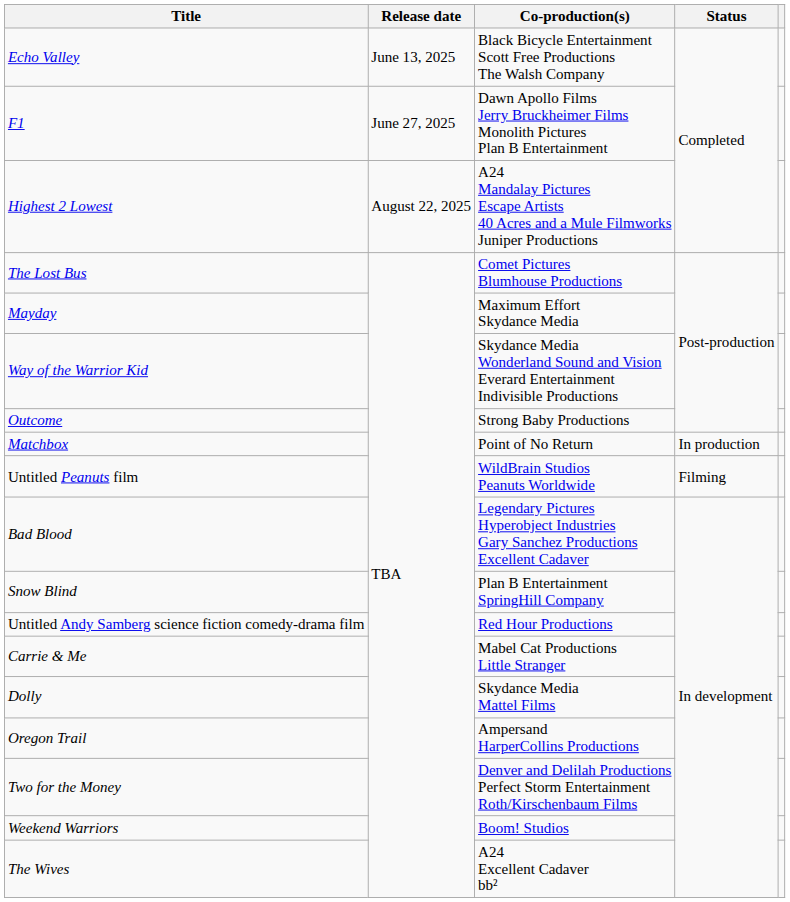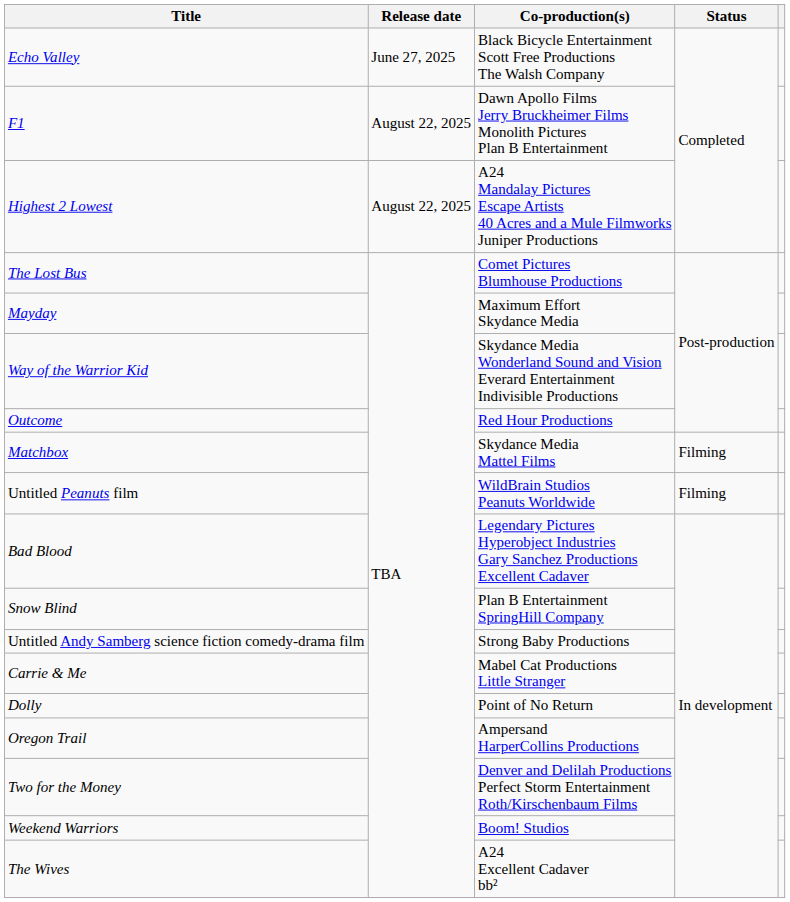(413, 57) June 13, 2025 -> (413, 57) June 27, 2025
(413, 123) June 27, 2025 -> (421, 123) August 22, 2025
(554, 420) Strong Baby Productions -> (545, 420) Red Hour Productions
(536, 444) Point of No Return -> (528, 452) Skydance Media Mattel Films
(719, 444) In production -> (702, 452) Filming
(545, 624) Red Hour Productions -> (554, 641) Strong Baby Productions
(528, 697) Skydance Media Mattel Films -> (536, 705) Point of No Return
